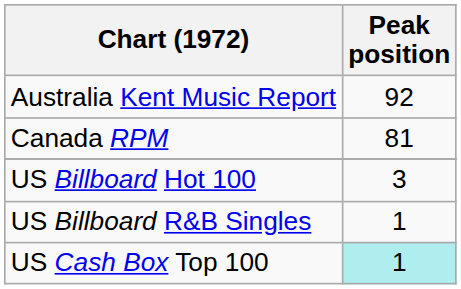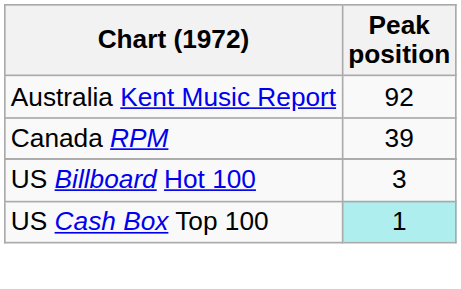(399, 138) 81 -> (399, 138) 39
- row: (161, 221)
